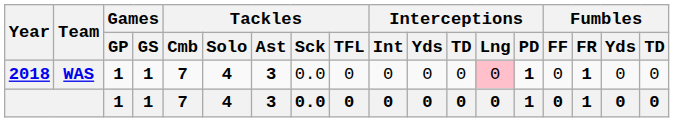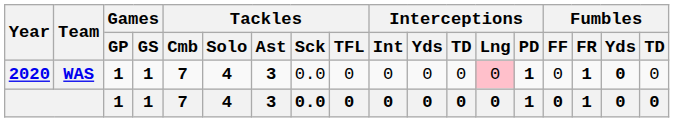(29, 75) 2018 -> (29, 75) 2020
(621, 75) normal -> (621, 75) bold
